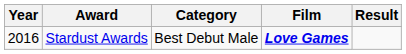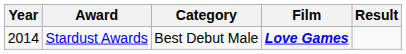(23, 37) 2016 -> (23, 37) 2014
